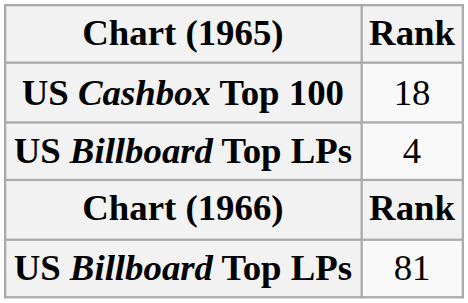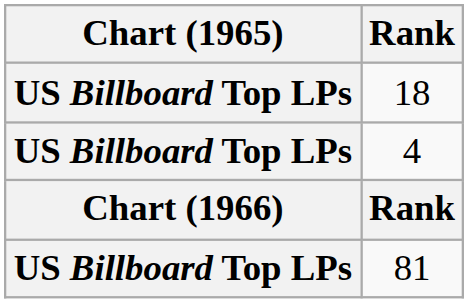(183, 92) US Cashbox Top 100 -> (183, 92) US Billboard Top LPs
